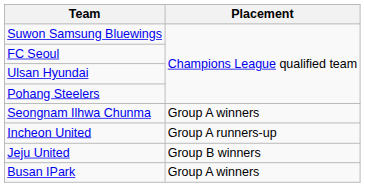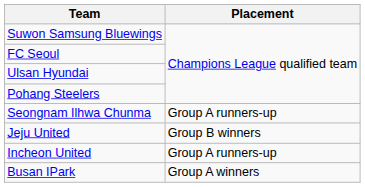(214, 113) Group A winners -> (222, 113) Group A runners-up
rows swapped: (38, 152) <-> (49, 133)
